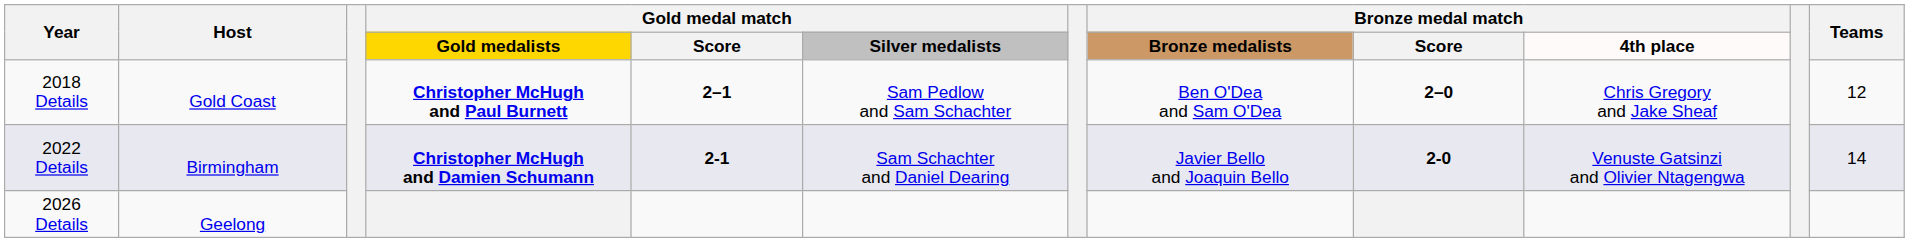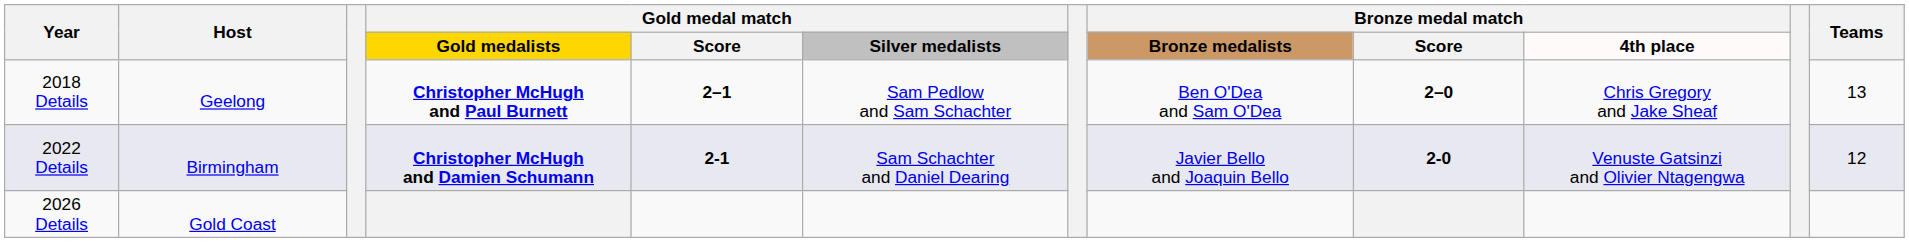(233, 102) Gold Coast -> (233, 102) Geelong
(1857, 92) 12 -> (1857, 92) 13
(1857, 158) 14 -> (1857, 158) 12
(233, 224) Geelong -> (233, 224) Gold Coast
